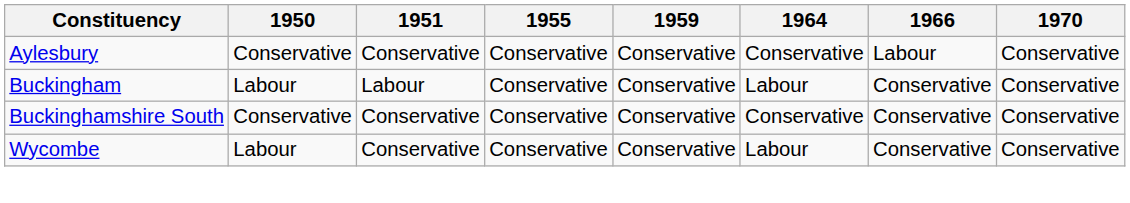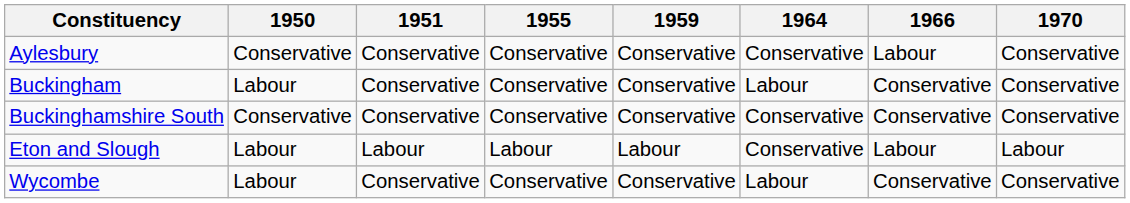(393, 85) Labour -> (421, 85) Conservative
+ row: (84, 149)
